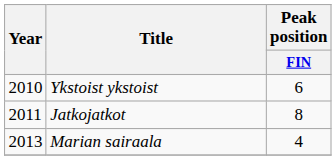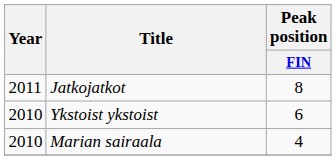rows swapped: (104, 87) <-> (88, 114)
(25, 141) 2013 -> (25, 141) 2010
